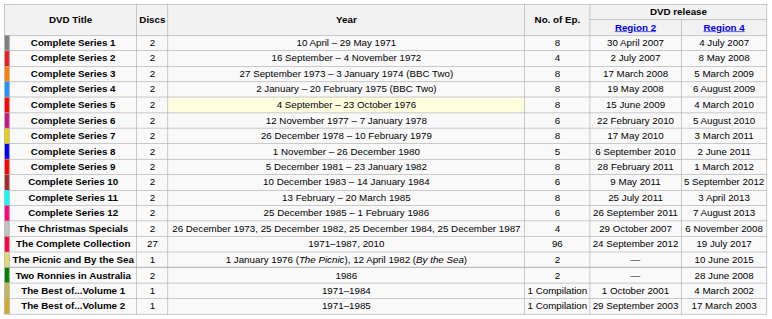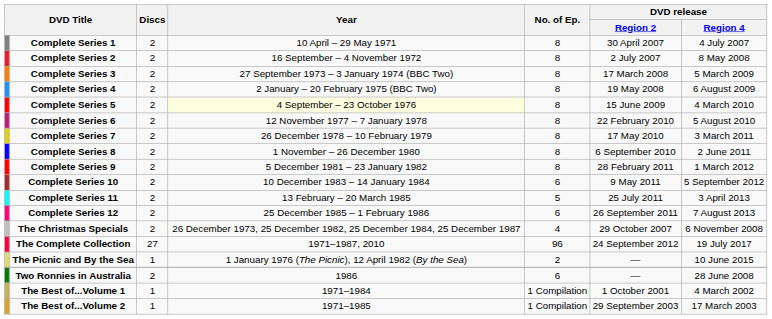(557, 58) 4 -> (557, 58) 8
(557, 120) 6 -> (557, 120) 8
(557, 151) 5 -> (557, 151) 8
(557, 197) 8 -> (557, 197) 5
(557, 275) 2 -> (557, 275) 6
